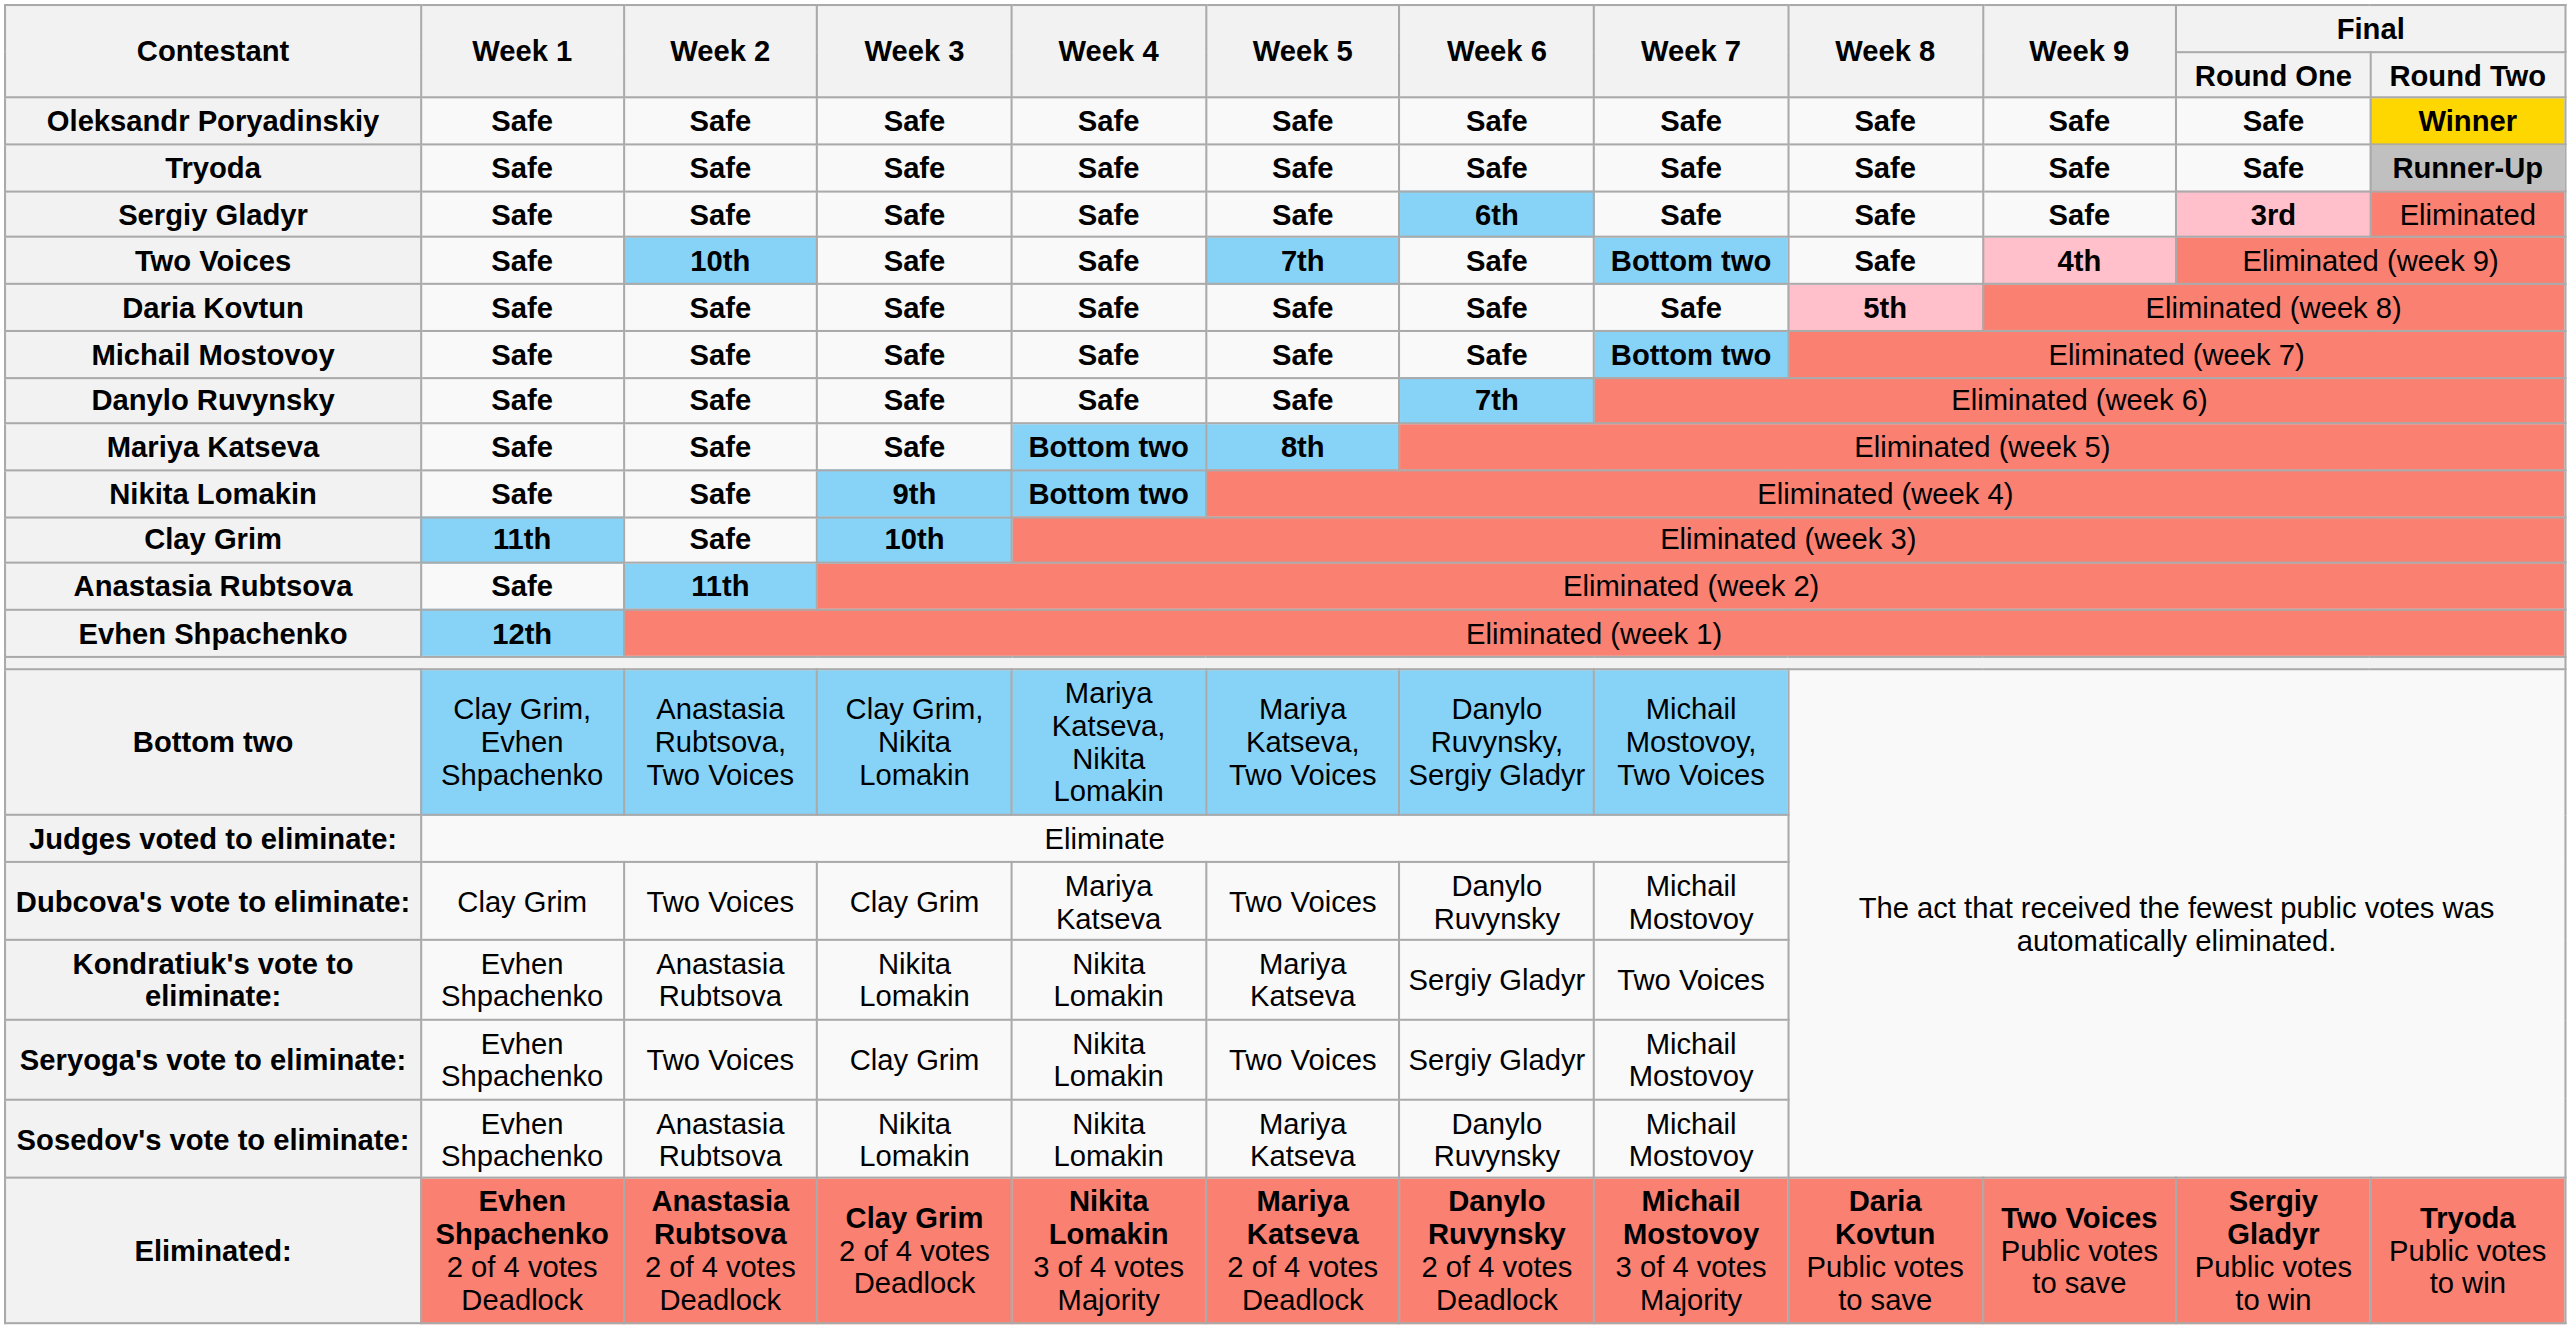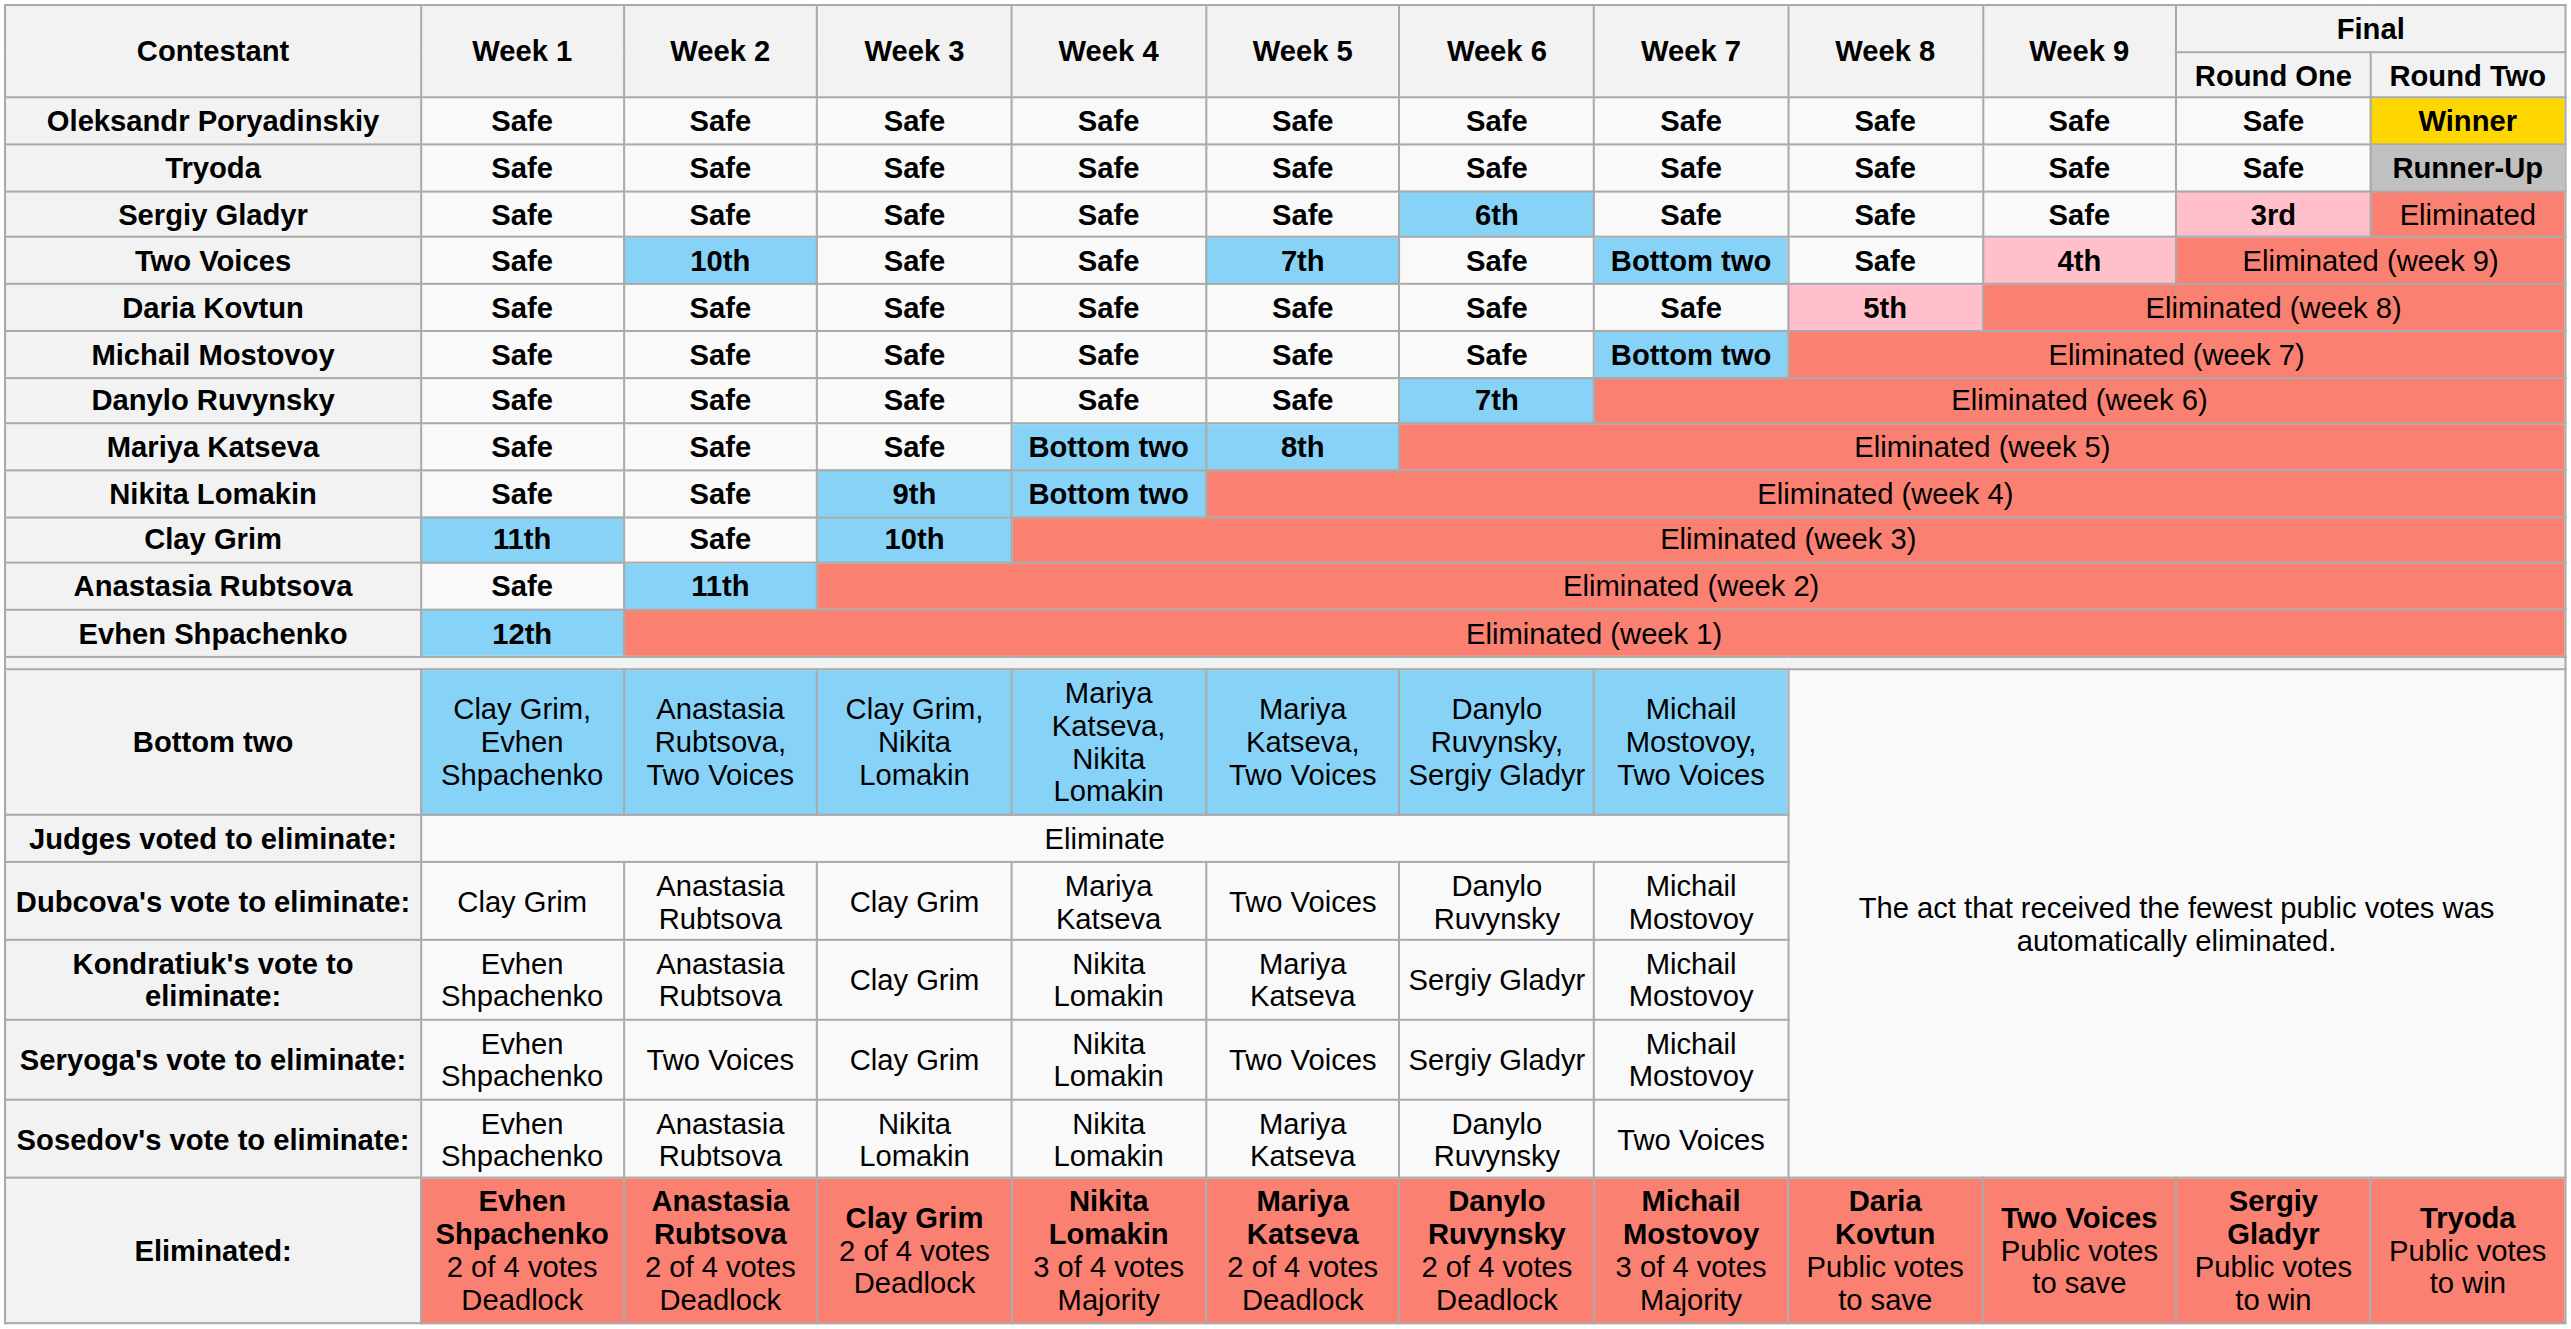(720, 901) Two Voices -> (720, 901) Anastasia Rubtsova
(914, 980) Nikita Lomakin -> (915, 980) Clay Grim
(1691, 980) Two Voices -> (1691, 980) Michail Mostovoy
(1691, 1139) Michail Mostovoy -> (1691, 1139) Two Voices
